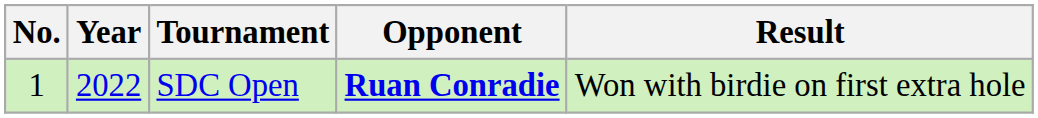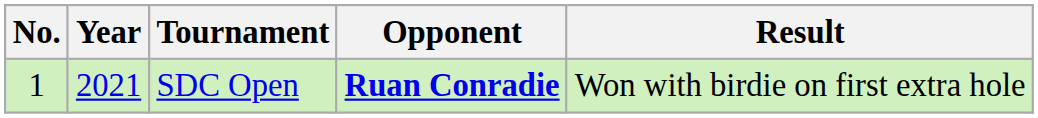(109, 85) 2022 -> (109, 85) 2021
